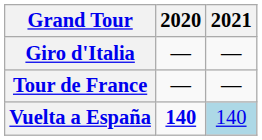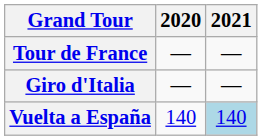rows swapped: (80, 53) <-> (80, 85)
(181, 118) bold -> (181, 118) normal
